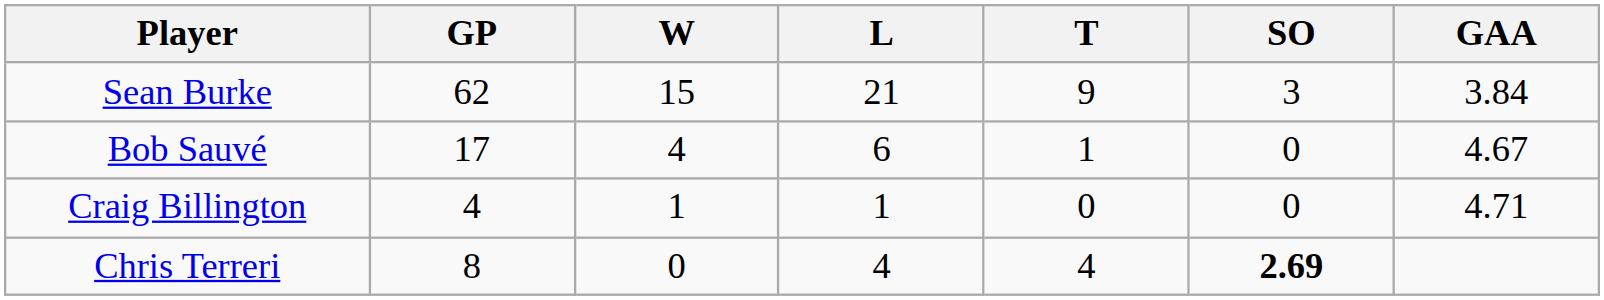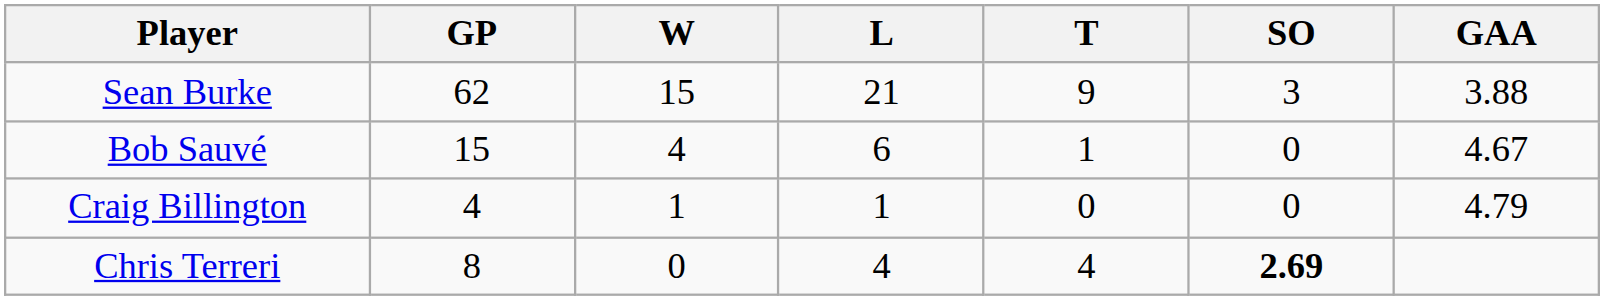(1496, 91) 3.84 -> (1496, 91) 3.88
(472, 149) 17 -> (472, 149) 15
(1496, 206) 4.71 -> (1496, 206) 4.79
